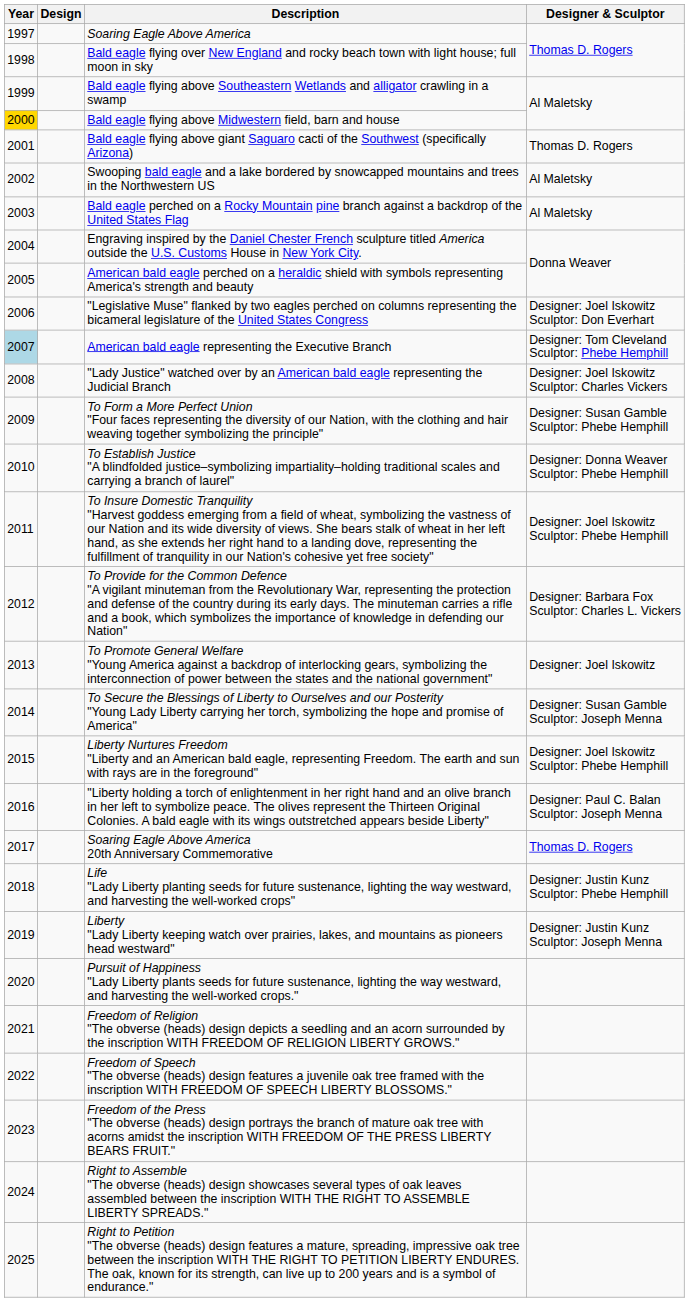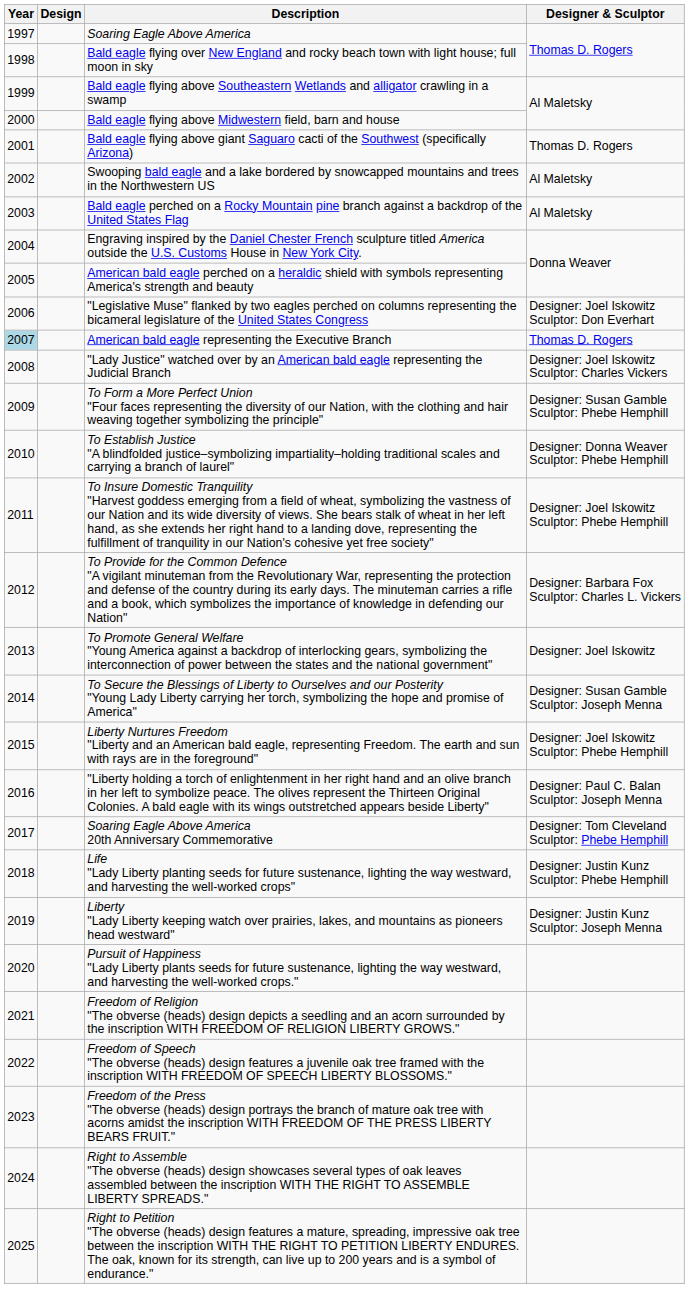(21, 120) gold background -> (21, 120) no background
(599, 347) Designer: Tom Cleveland Sculptor: Phebe Hemphill -> (581, 340) Thomas D. Rogers
(581, 847) Thomas D. Rogers -> (599, 833) Designer: Tom Cleveland Sculptor: Phebe Hemphill
